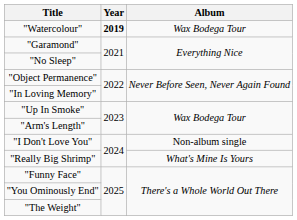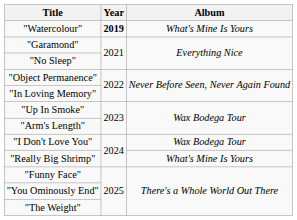(209, 28) Wax Bodega Tour -> (209, 28) What's Mine Is Yours
(209, 142) Non-album single -> (209, 142) Wax Bodega Tour
